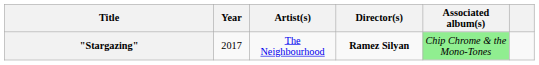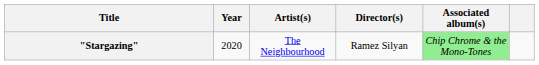(232, 46) 2017 -> (232, 46) 2020
(379, 46) bold -> (379, 46) normal
